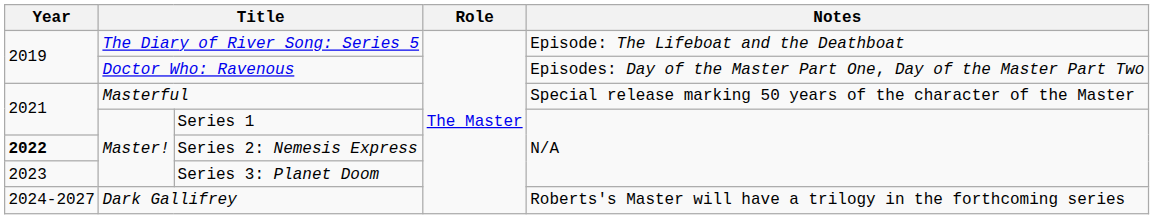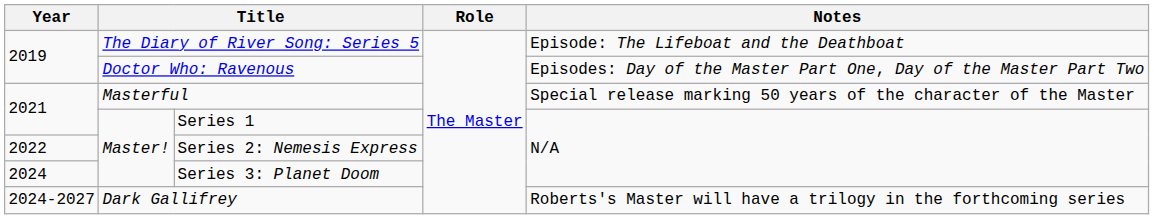(28, 148) bold -> (28, 148) normal
(28, 174) 2023 -> (28, 174) 2024
